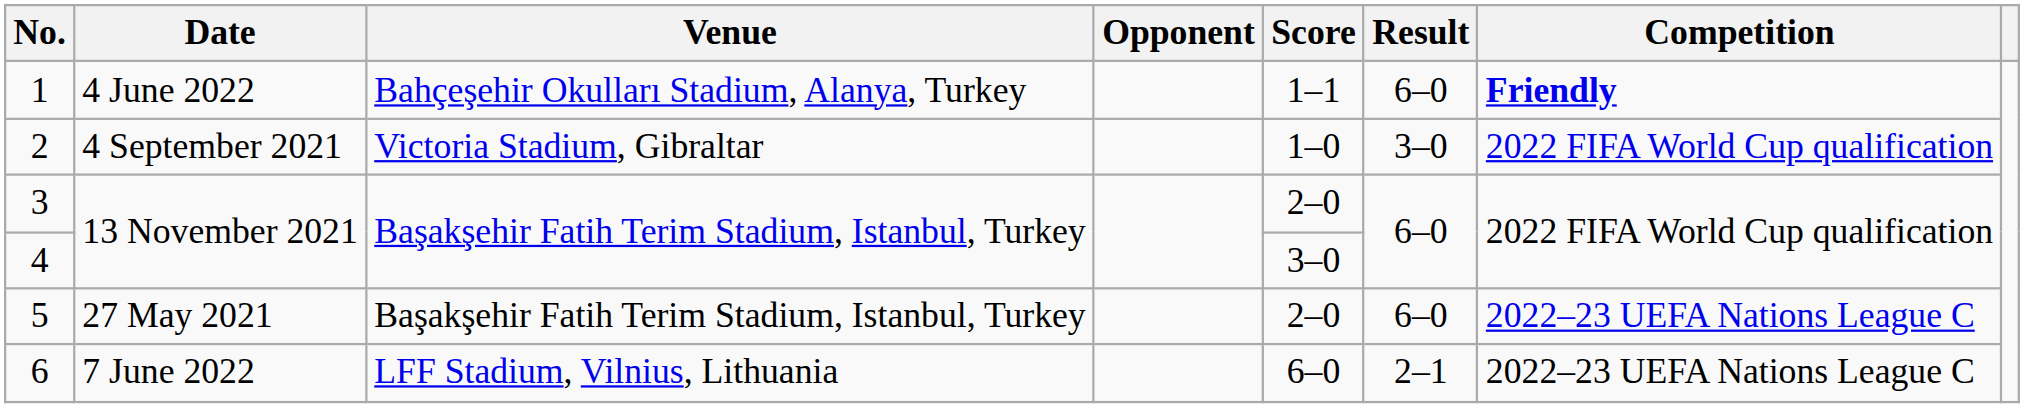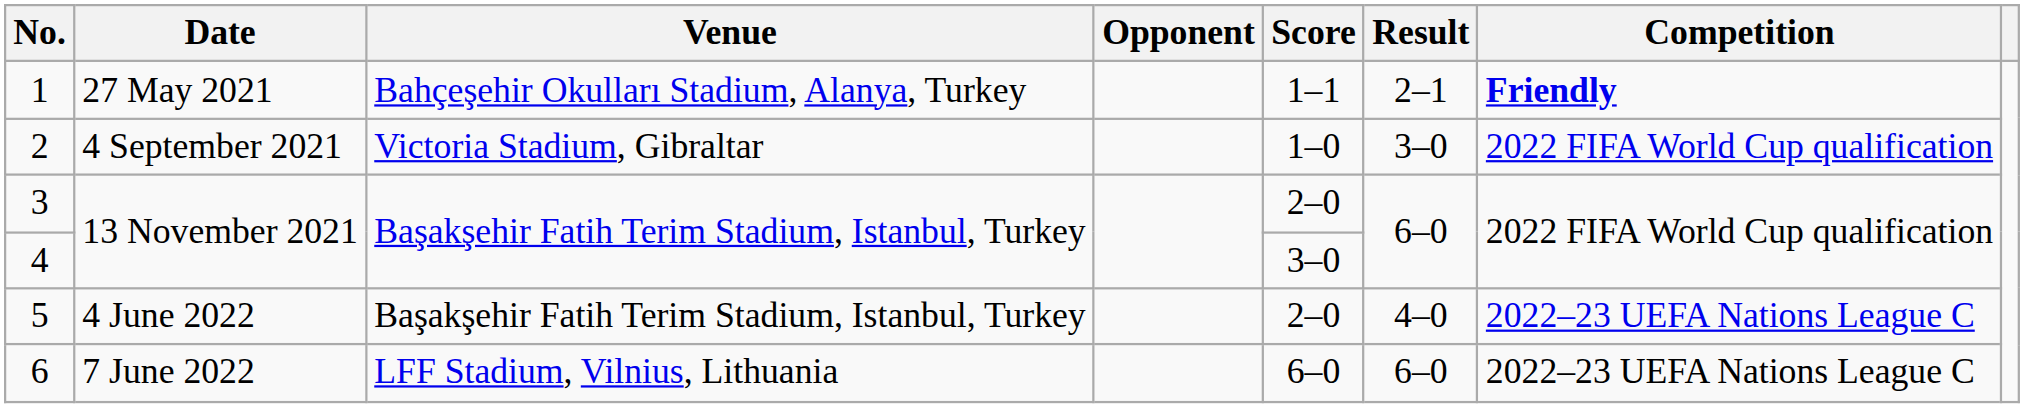(169, 89) 4 June 2022 -> (177, 89) 27 May 2021
(1421, 89) 6–0 -> (1421, 89) 2–1
(177, 315) 27 May 2021 -> (169, 315) 4 June 2022
(1421, 315) 6–0 -> (1421, 315) 4–0
(1421, 372) 2–1 -> (1421, 372) 6–0
